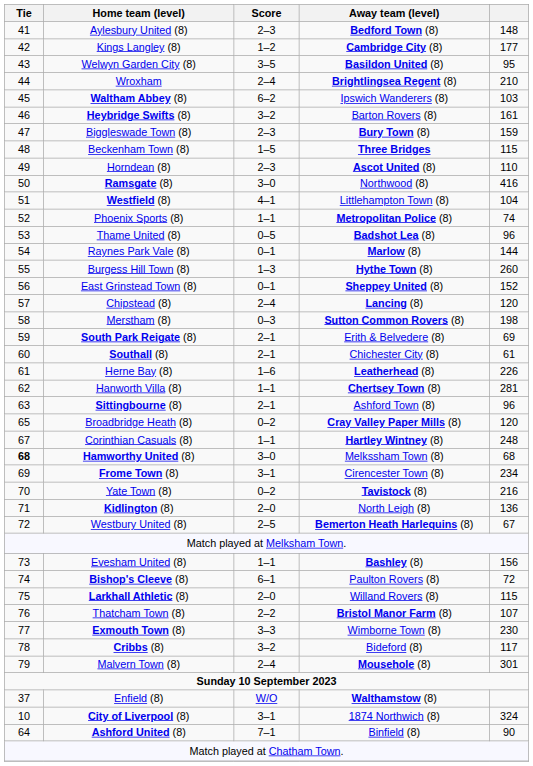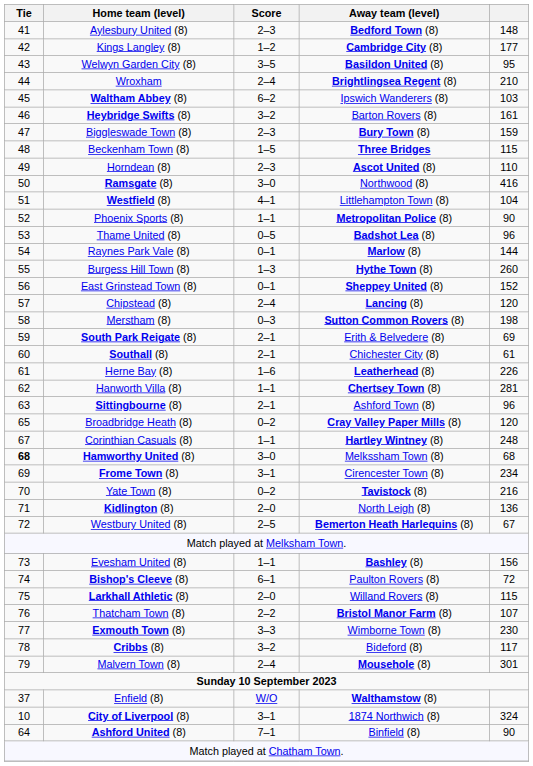(509, 218) 74 -> (509, 218) 90
